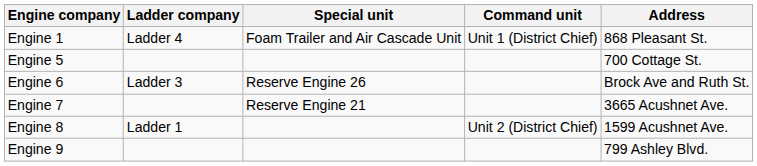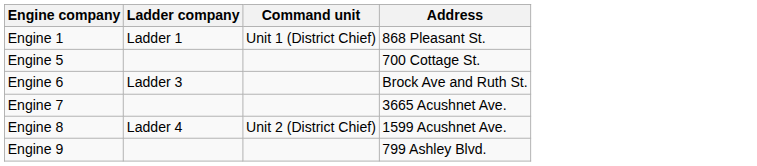- column: (354, 15)
(155, 37) Ladder 4 -> (155, 37) Ladder 1
(155, 127) Ladder 1 -> (155, 127) Ladder 4
